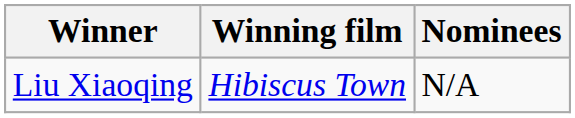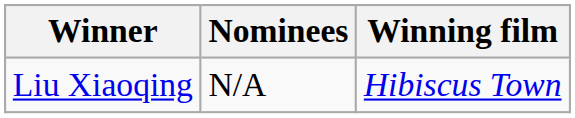columns swapped: (307, 31) <-> (491, 31)
